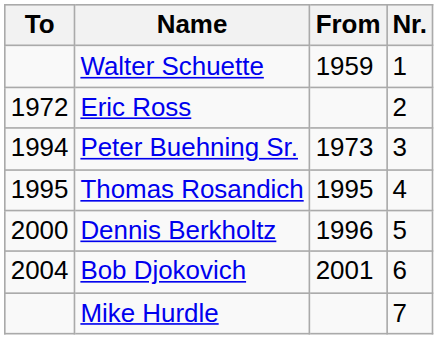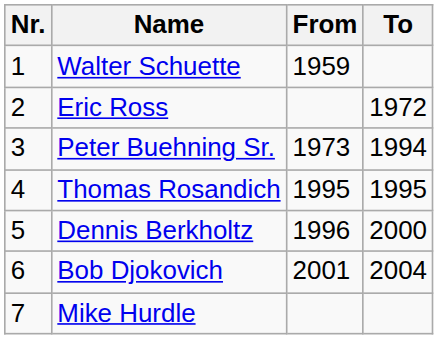columns swapped: (410, 25) <-> (40, 25)
